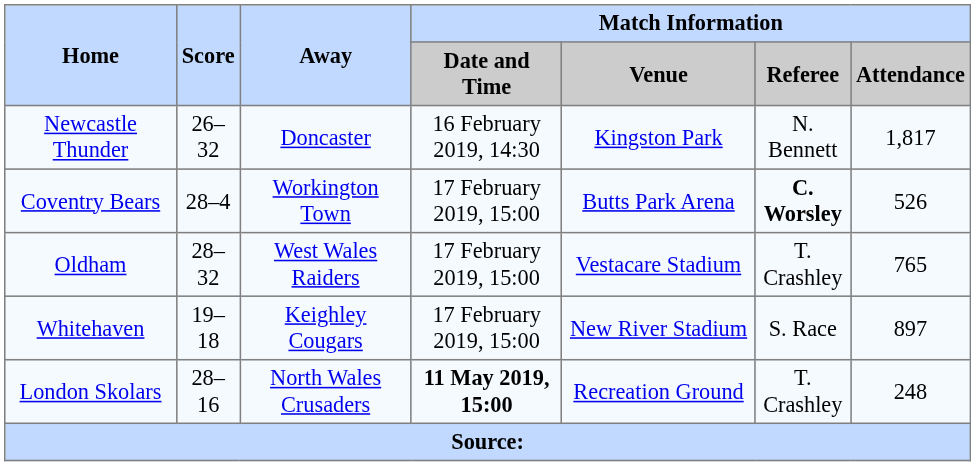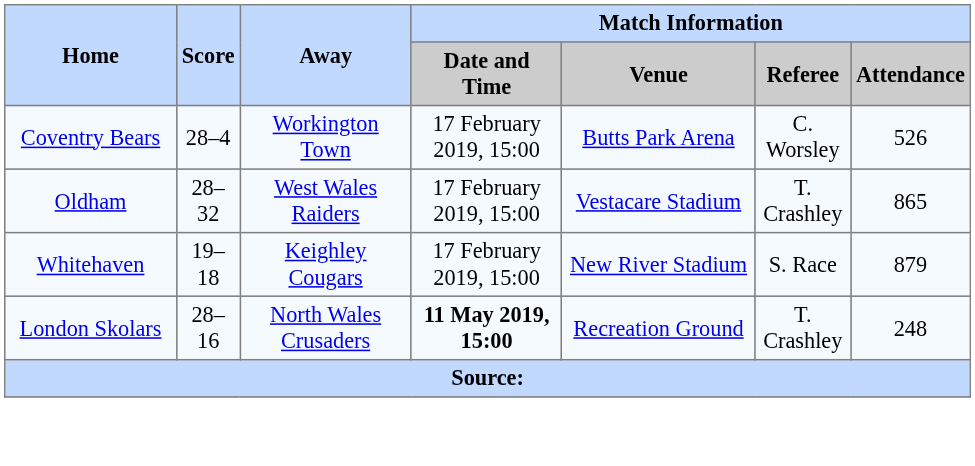- row: (91, 137)
(803, 200) bold -> (803, 137) normal
(910, 264) 765 -> (910, 200) 865
(910, 327) 897 -> (910, 264) 879
